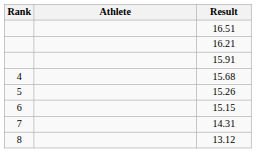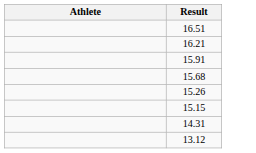- column: (19, 12)
